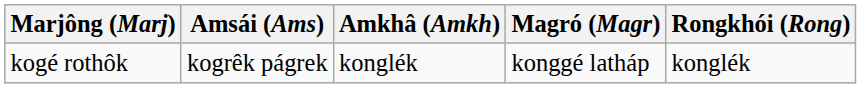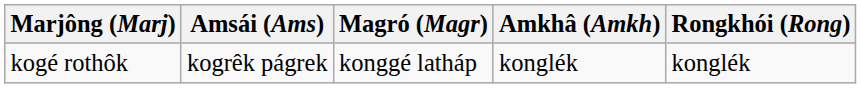columns swapped: (586, 23) <-> (420, 23)
